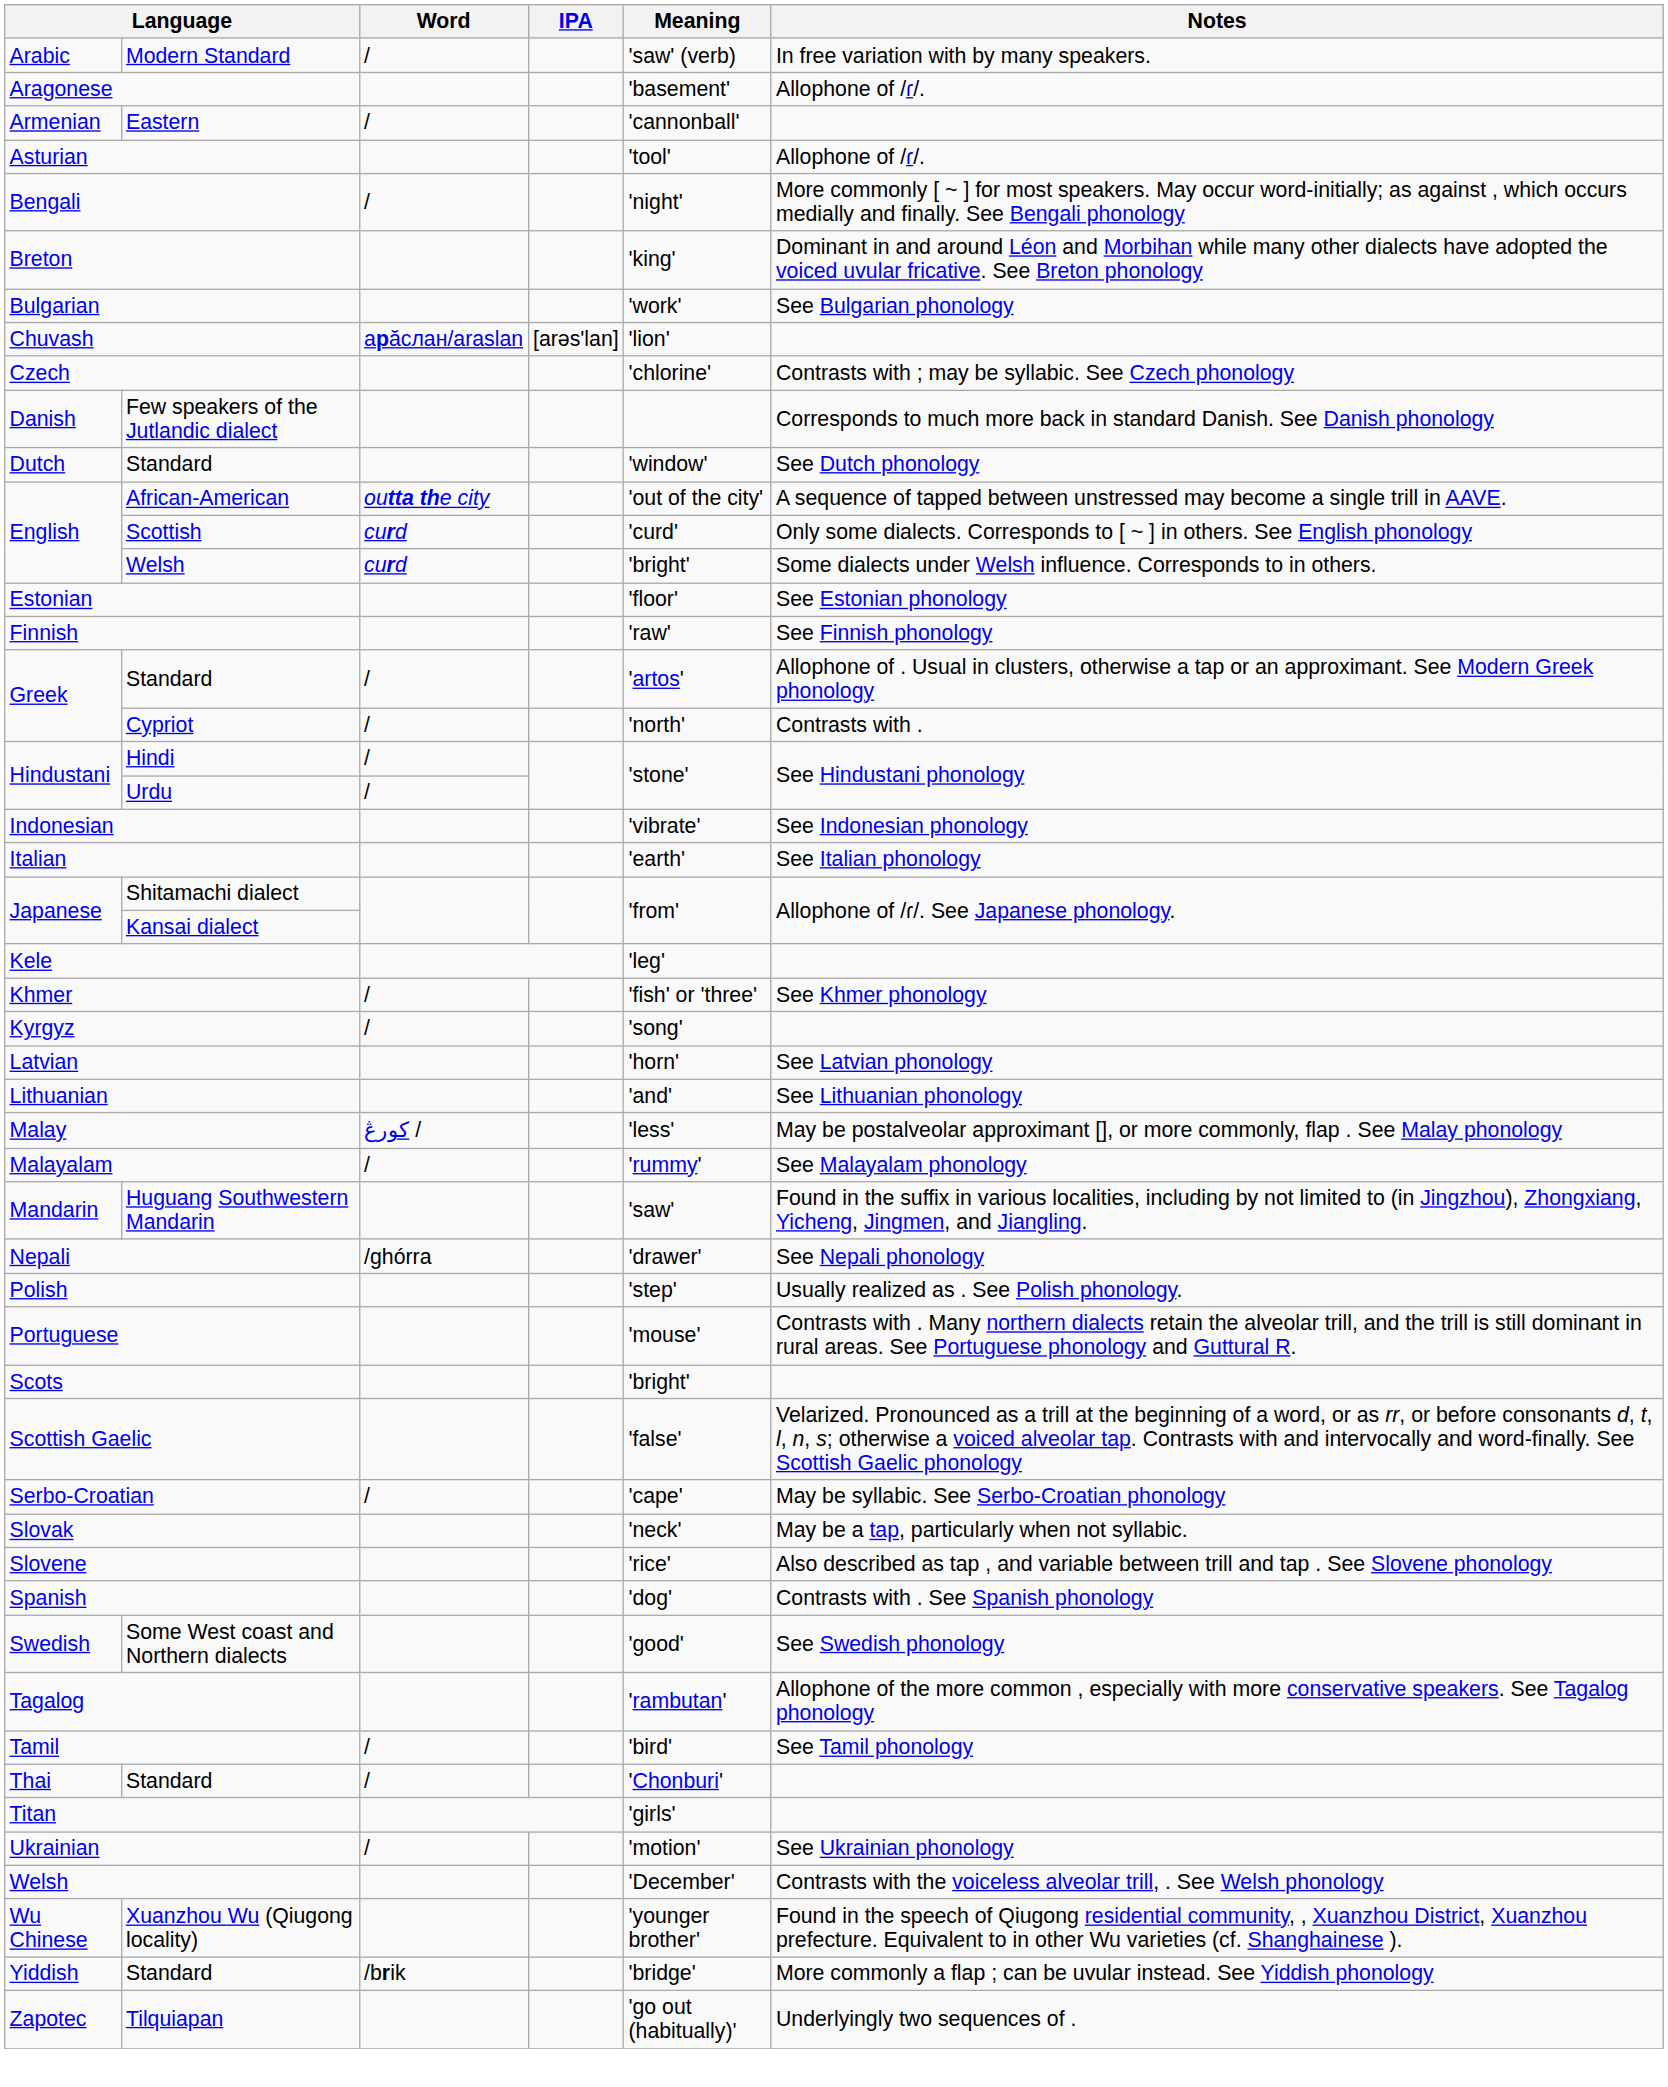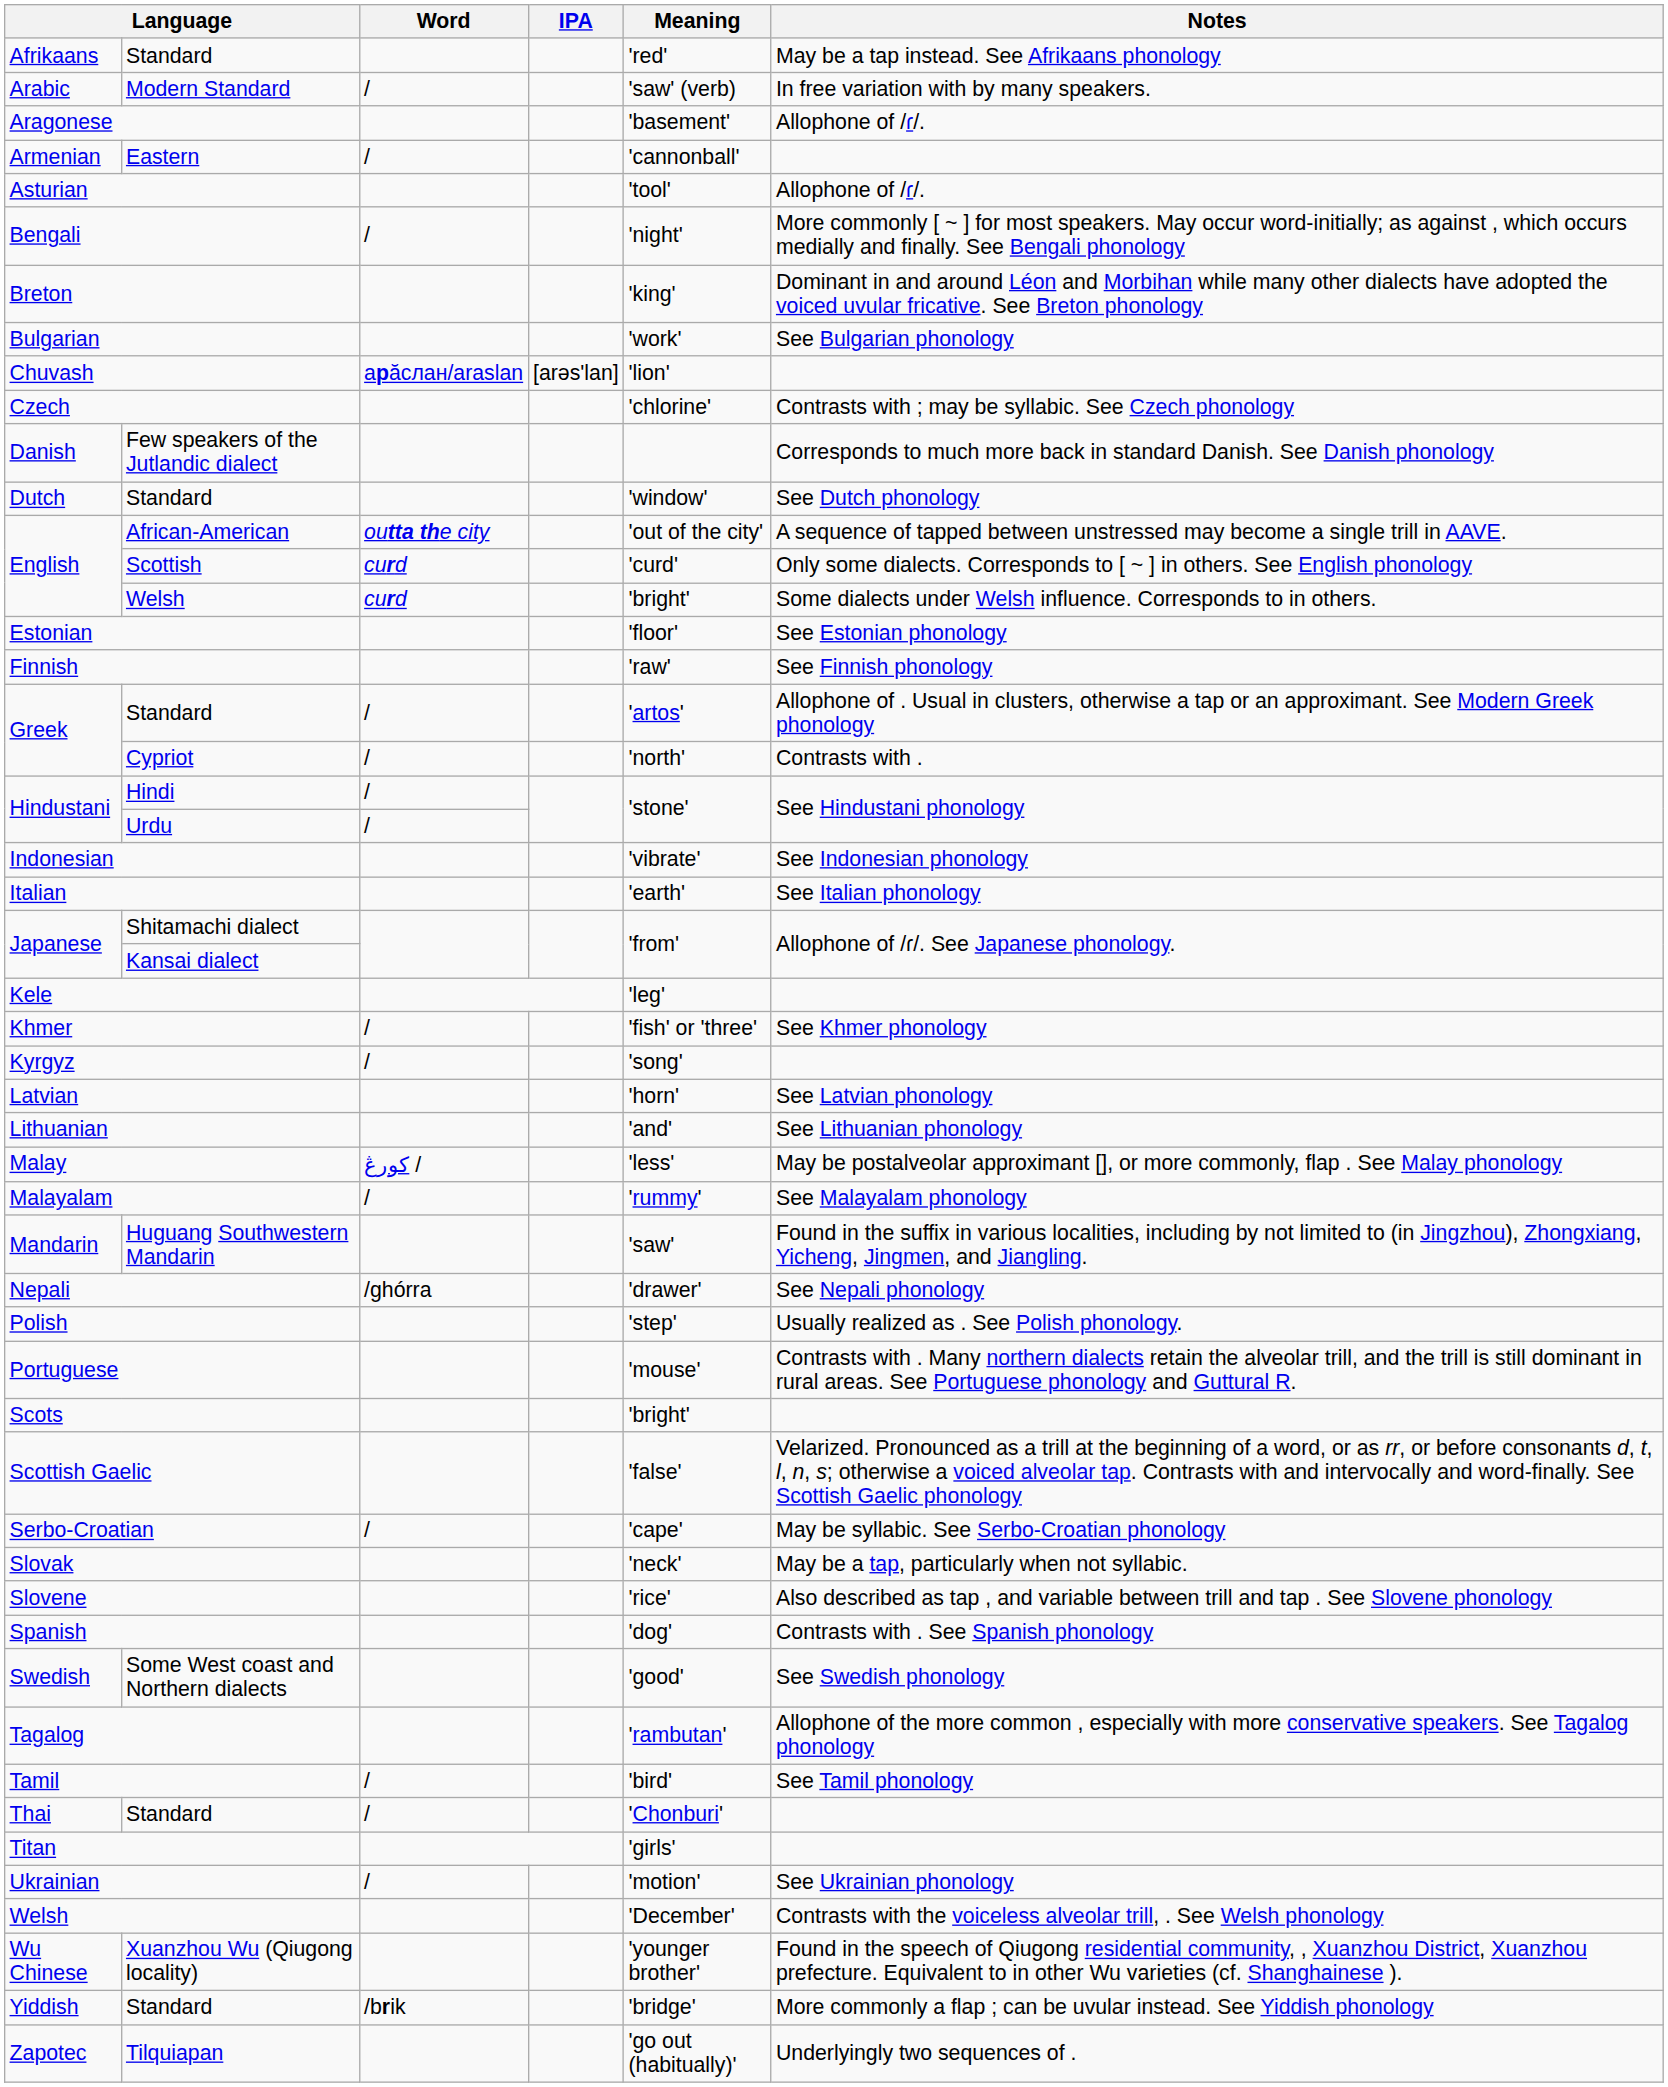+ row: (54, 55)
